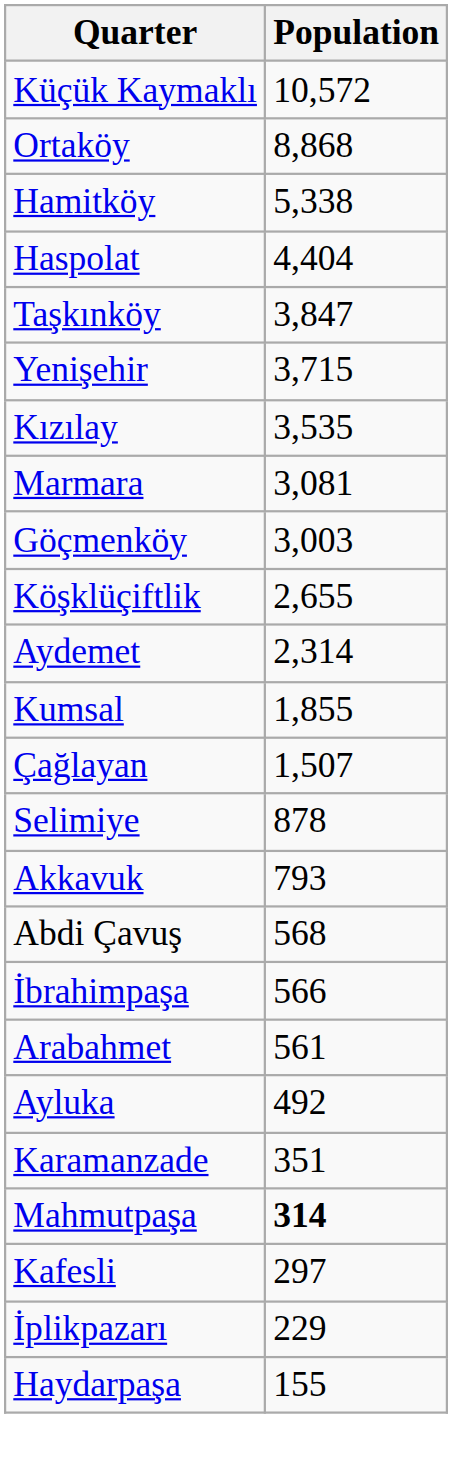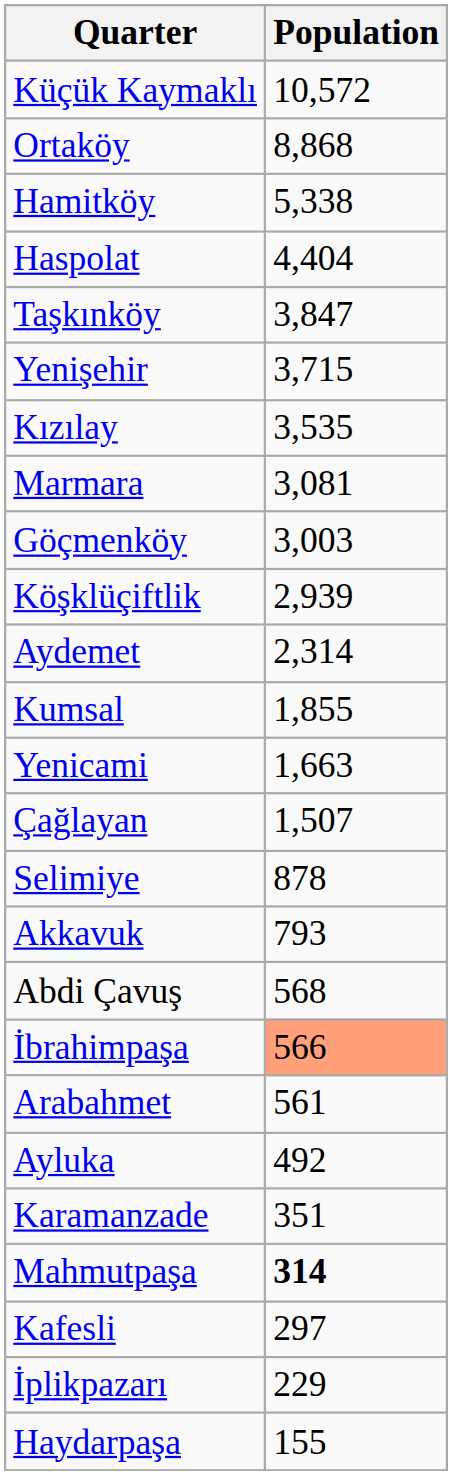(313, 595) 2,655 -> (313, 595) 2,939
+ row: (81, 764)
(300, 990) no background -> (300, 1046) lightsalmon background
